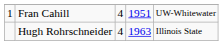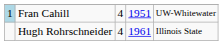(10, 13) no background -> (10, 13) lightblue background
(140, 31) 1963 -> (140, 31) 1961
